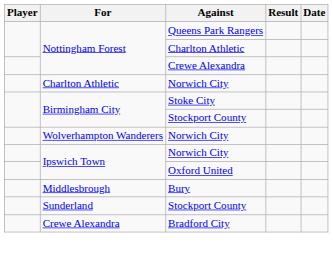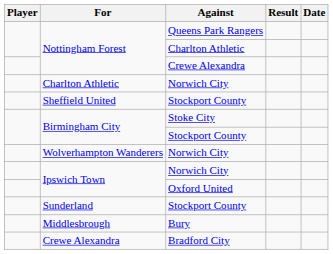+ row: (79, 100)
rows swapped: (68, 205) <-> (76, 188)
